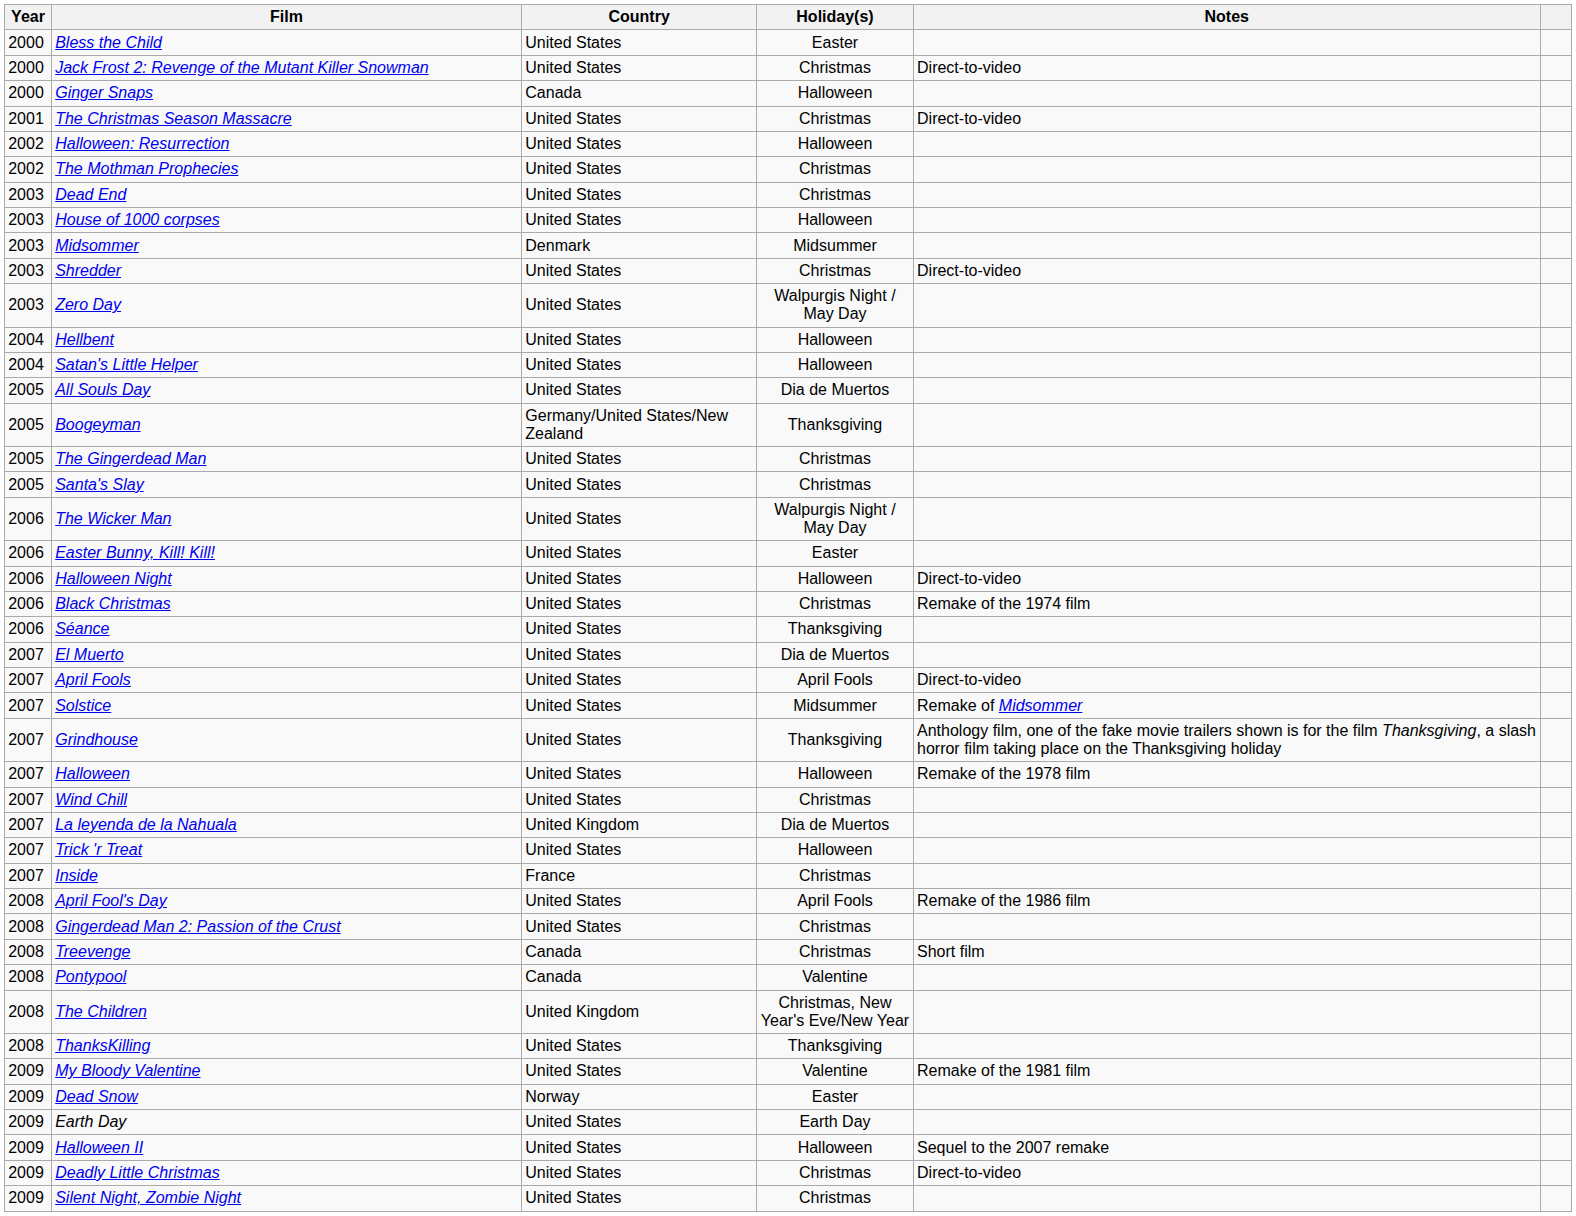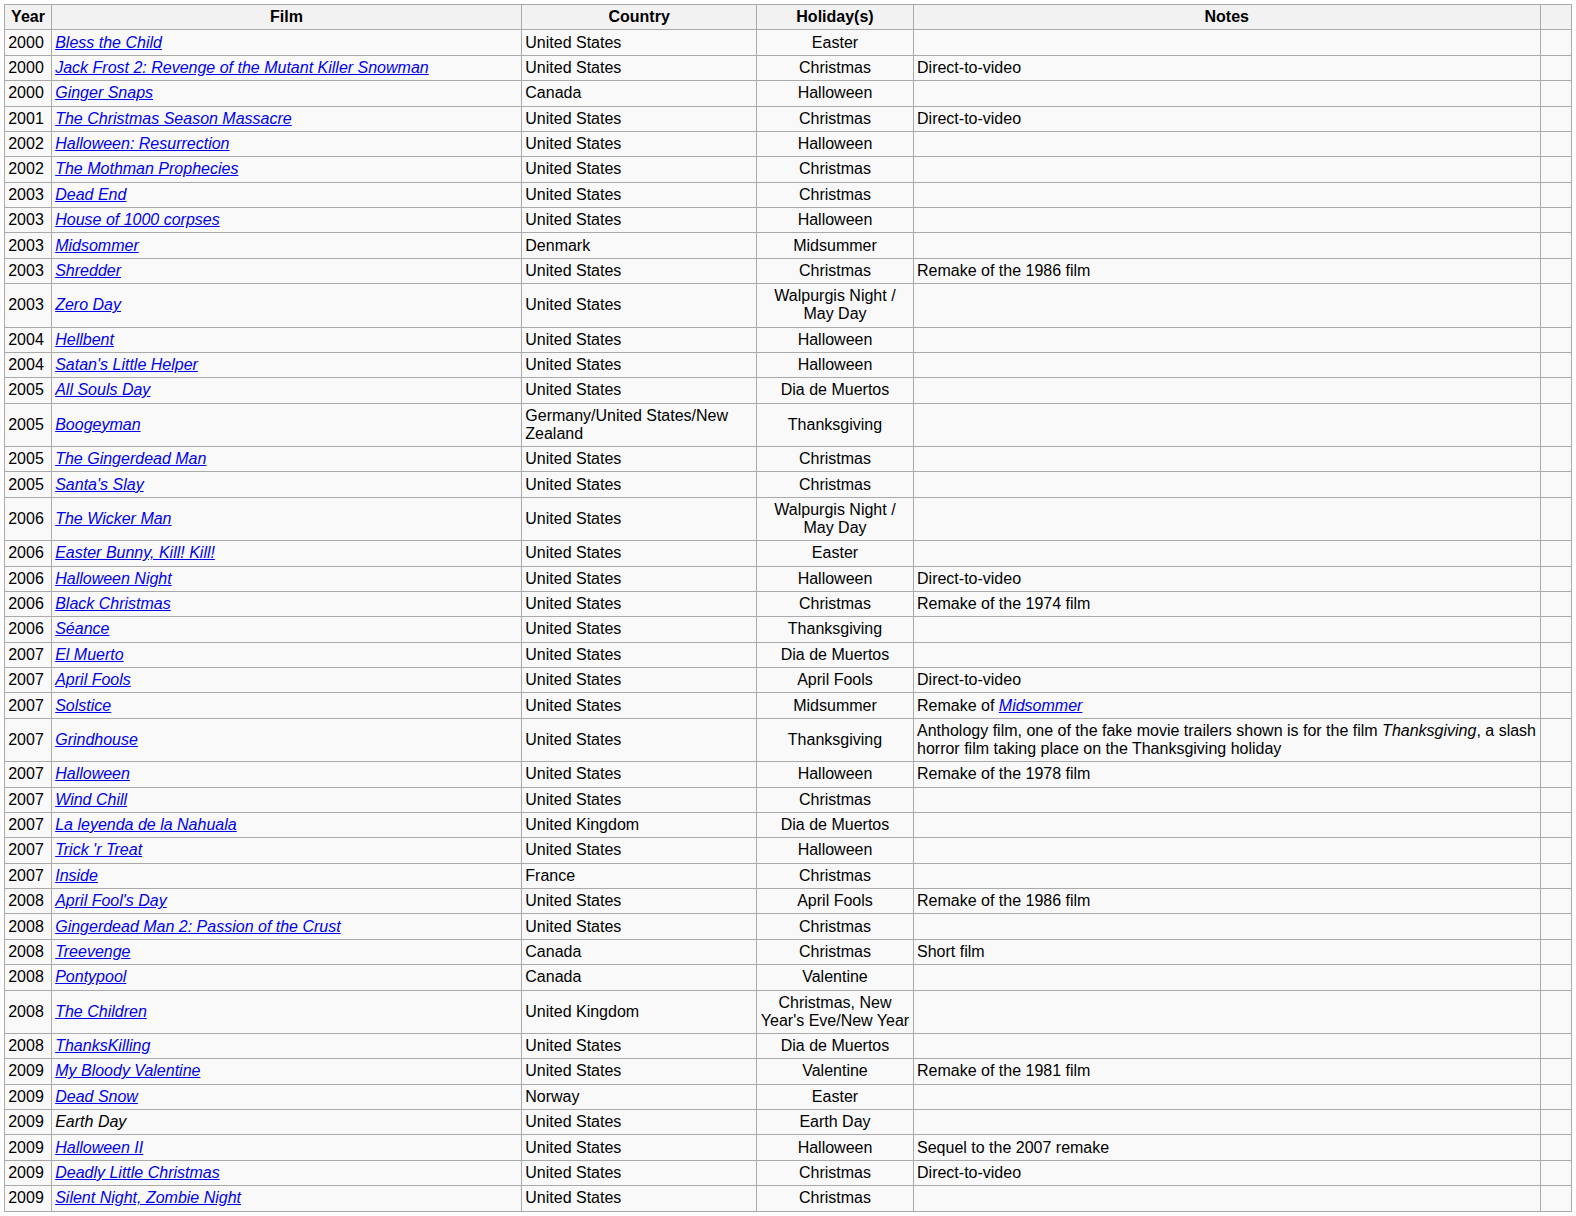(969, 270) Direct-to-video -> (1004, 270) Remake of the 1986 film
(835, 1046) Thanksgiving -> (835, 1046) Dia de Muertos
